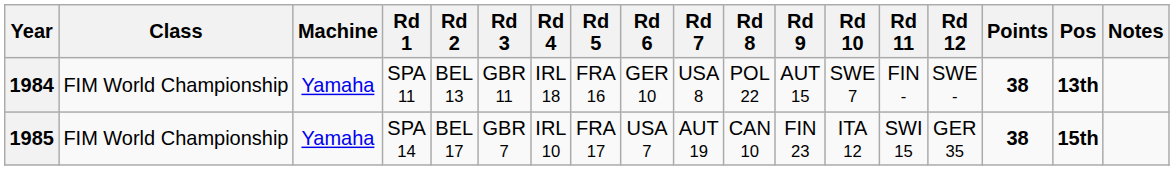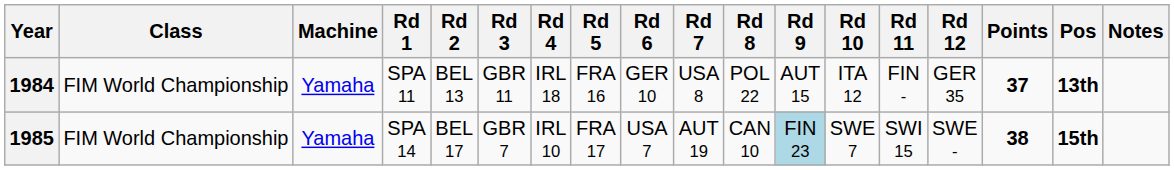(853, 84) SWE 7 -> (853, 84) ITA 12
(955, 84) SWE - -> (955, 84) GER 35
(1017, 85) 38 -> (1017, 85) 37
(800, 138) no background -> (800, 138) lightblue background
(853, 138) ITA 12 -> (853, 138) SWE 7
(955, 138) GER 35 -> (955, 138) SWE -
